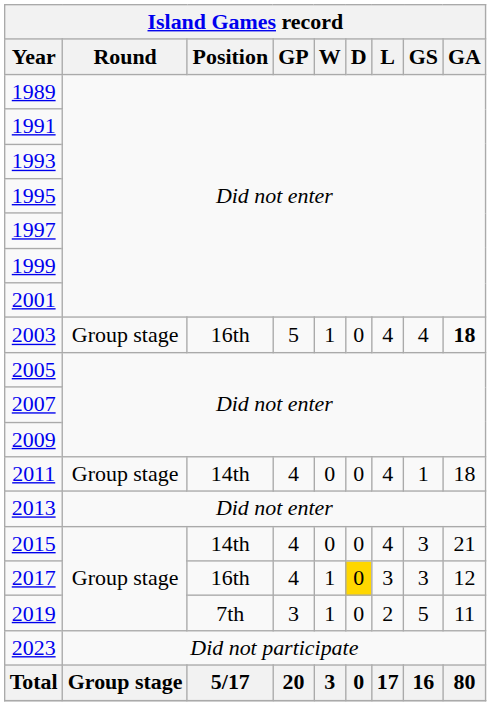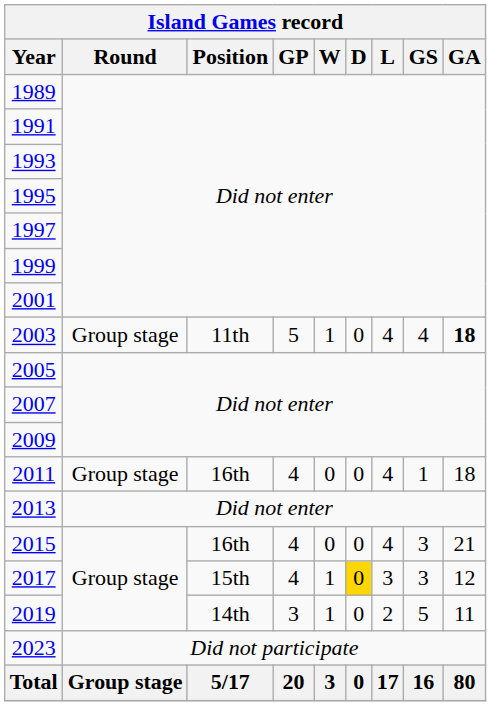(230, 334) 16th -> (230, 334) 11th
(230, 473) 14th -> (230, 473) 16th
(230, 543) 14th -> (230, 543) 16th
(230, 578) 16th -> (230, 578) 15th
(230, 612) 7th -> (230, 612) 14th
